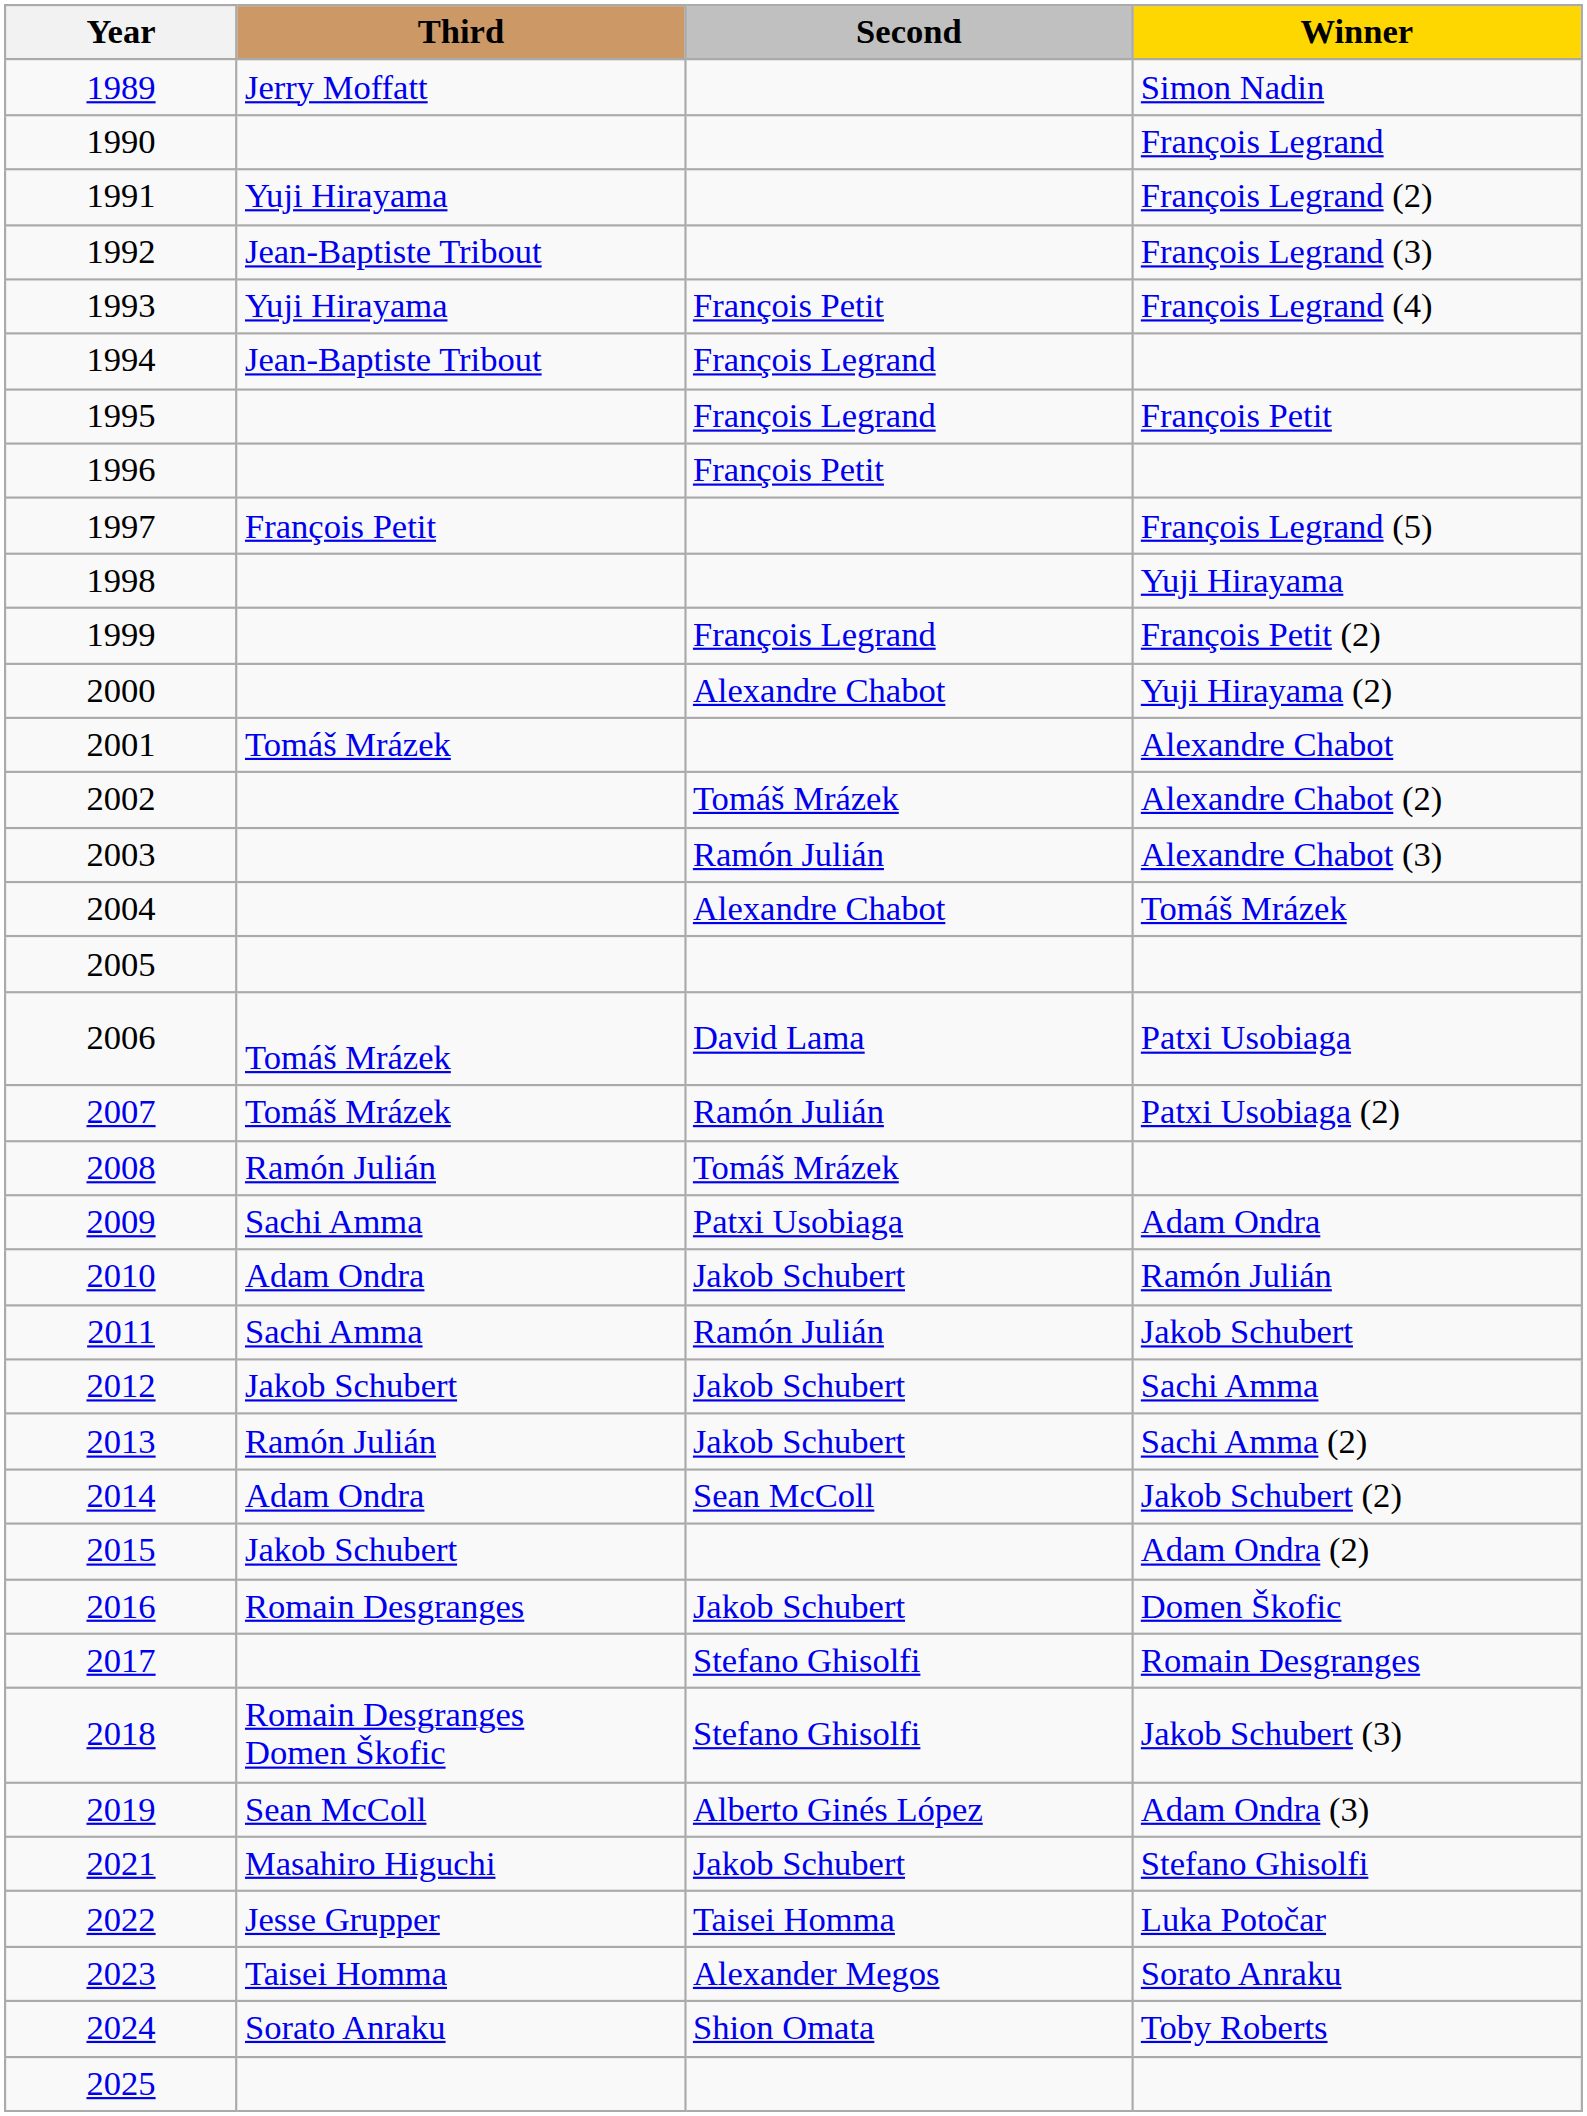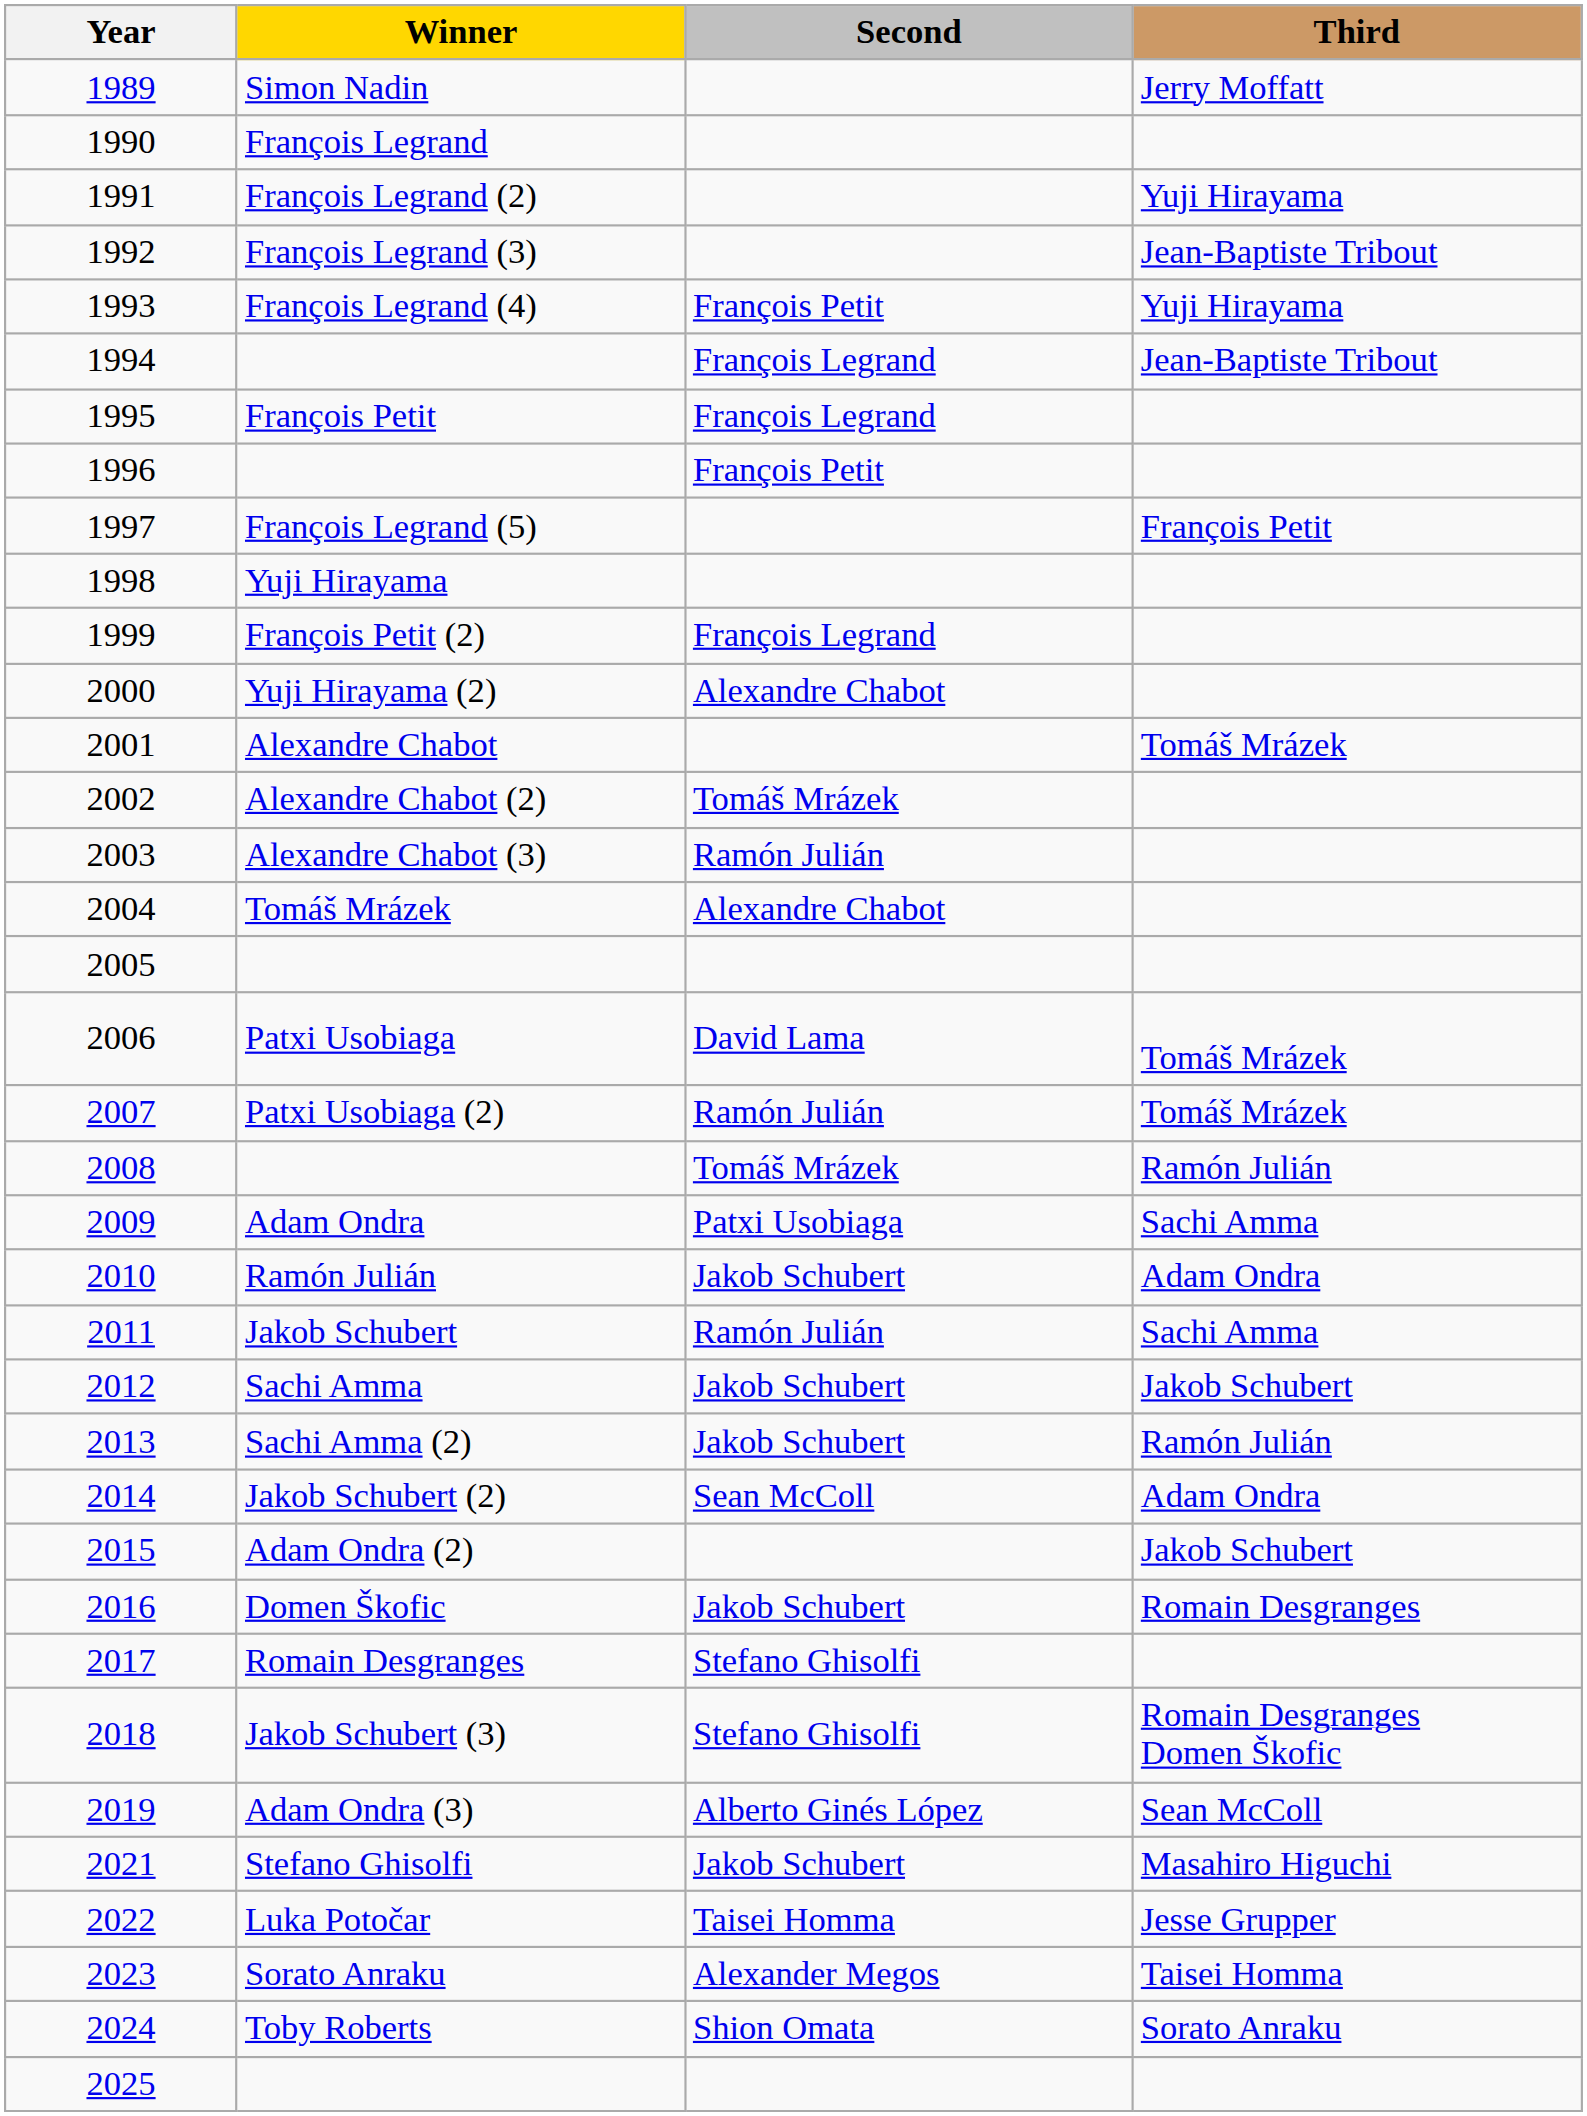columns swapped: (1357, 31) <-> (461, 31)
